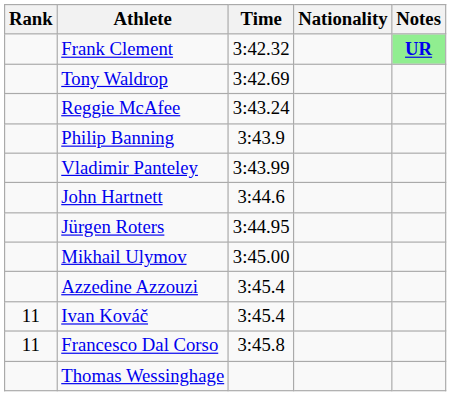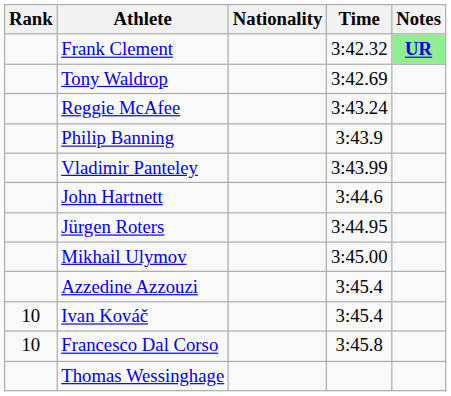columns swapped: (343, 19) <-> (261, 19)
(31, 316) 11 -> (31, 316) 10
(31, 345) 11 -> (31, 345) 10
